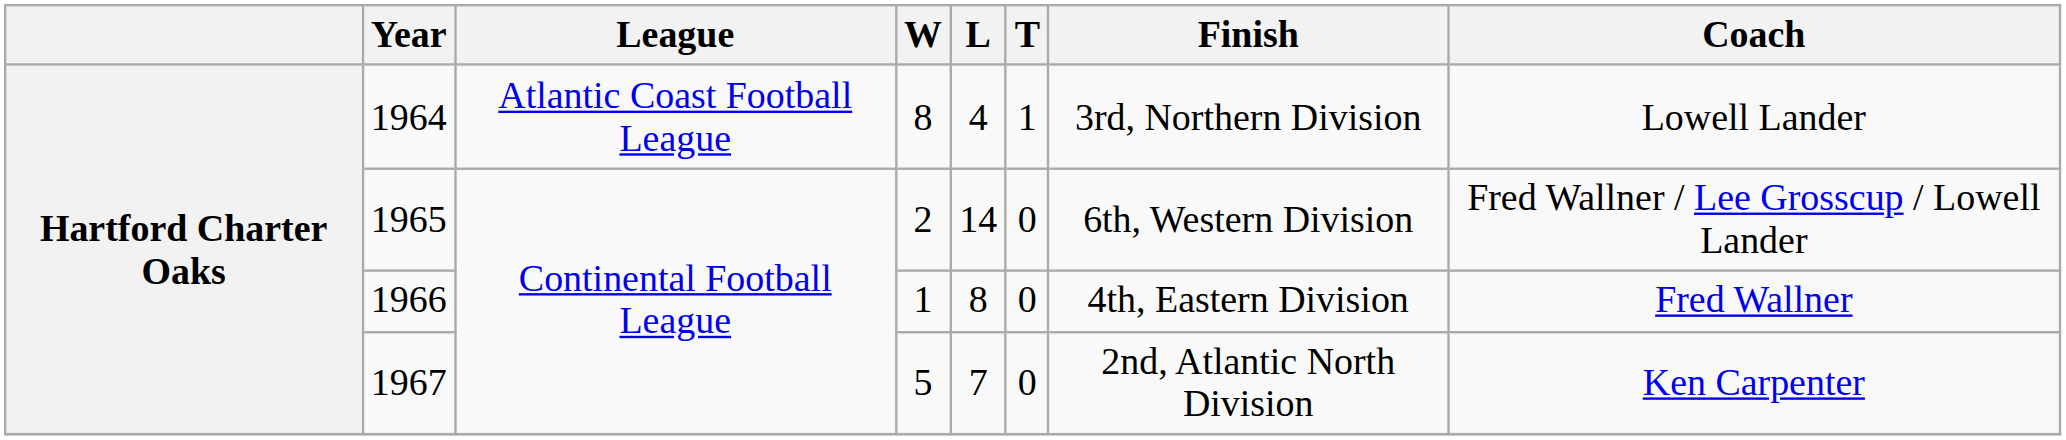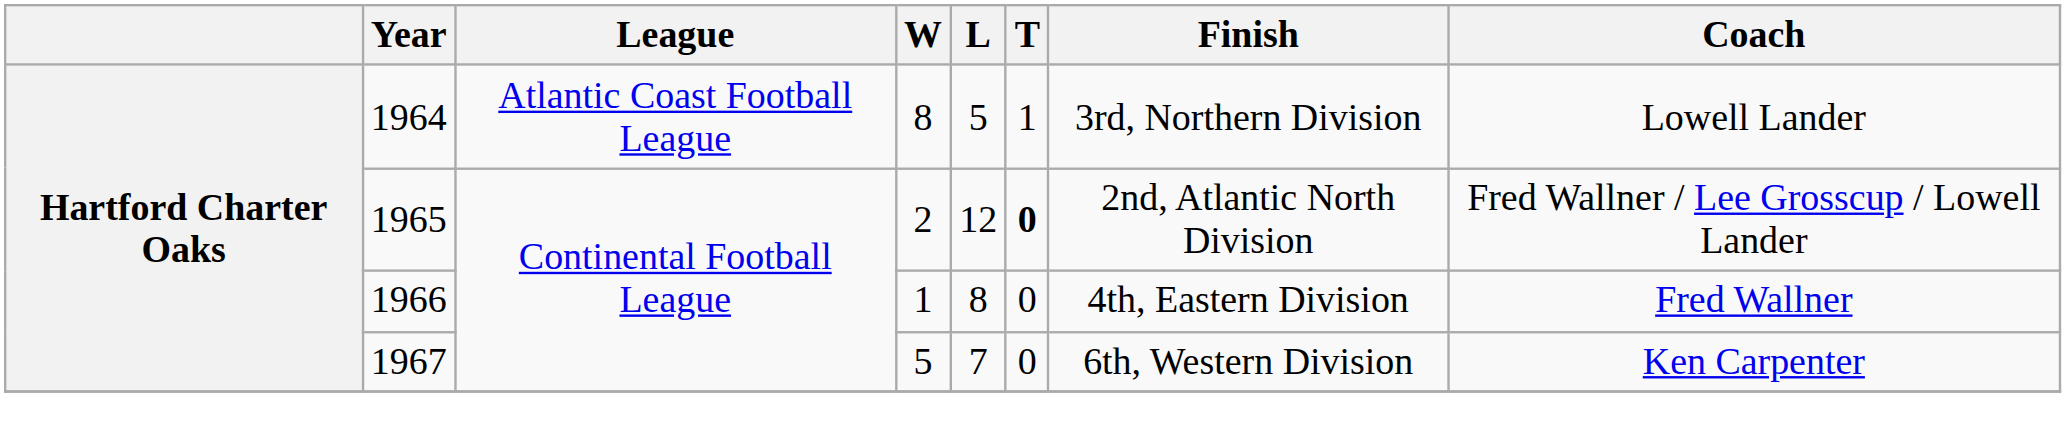(978, 116) 4 -> (978, 116) 5
(978, 218) 14 -> (978, 218) 12
(1027, 218) normal -> (1027, 218) bold
(1248, 218) 6th, Western Division -> (1248, 218) 2nd, Atlantic North Division
(1248, 381) 2nd, Atlantic North Division -> (1248, 360) 6th, Western Division
